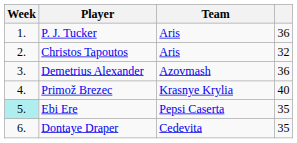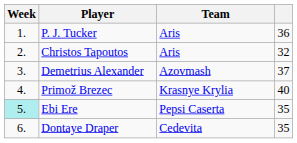(283, 71) 36 -> (283, 71) 37
